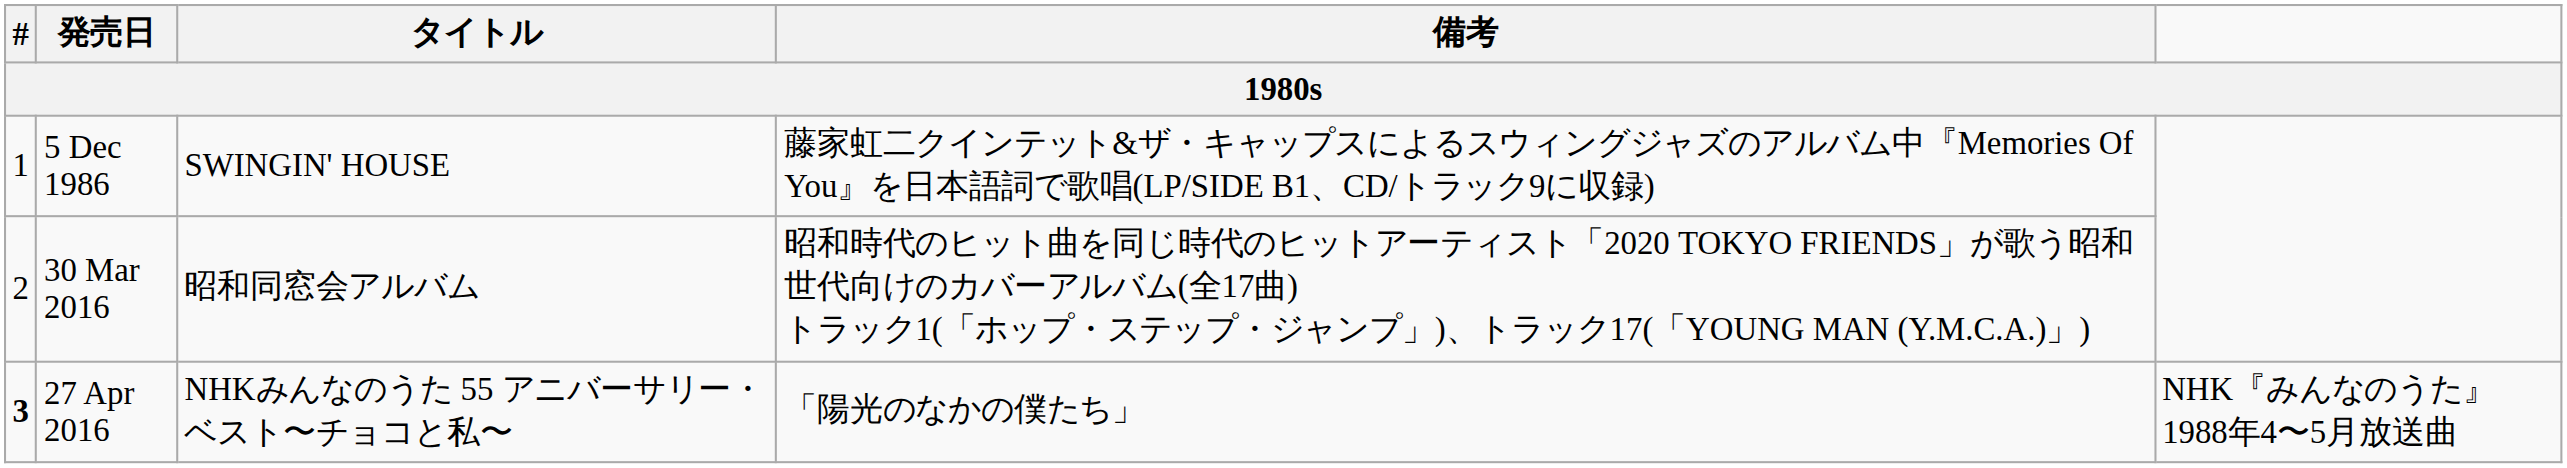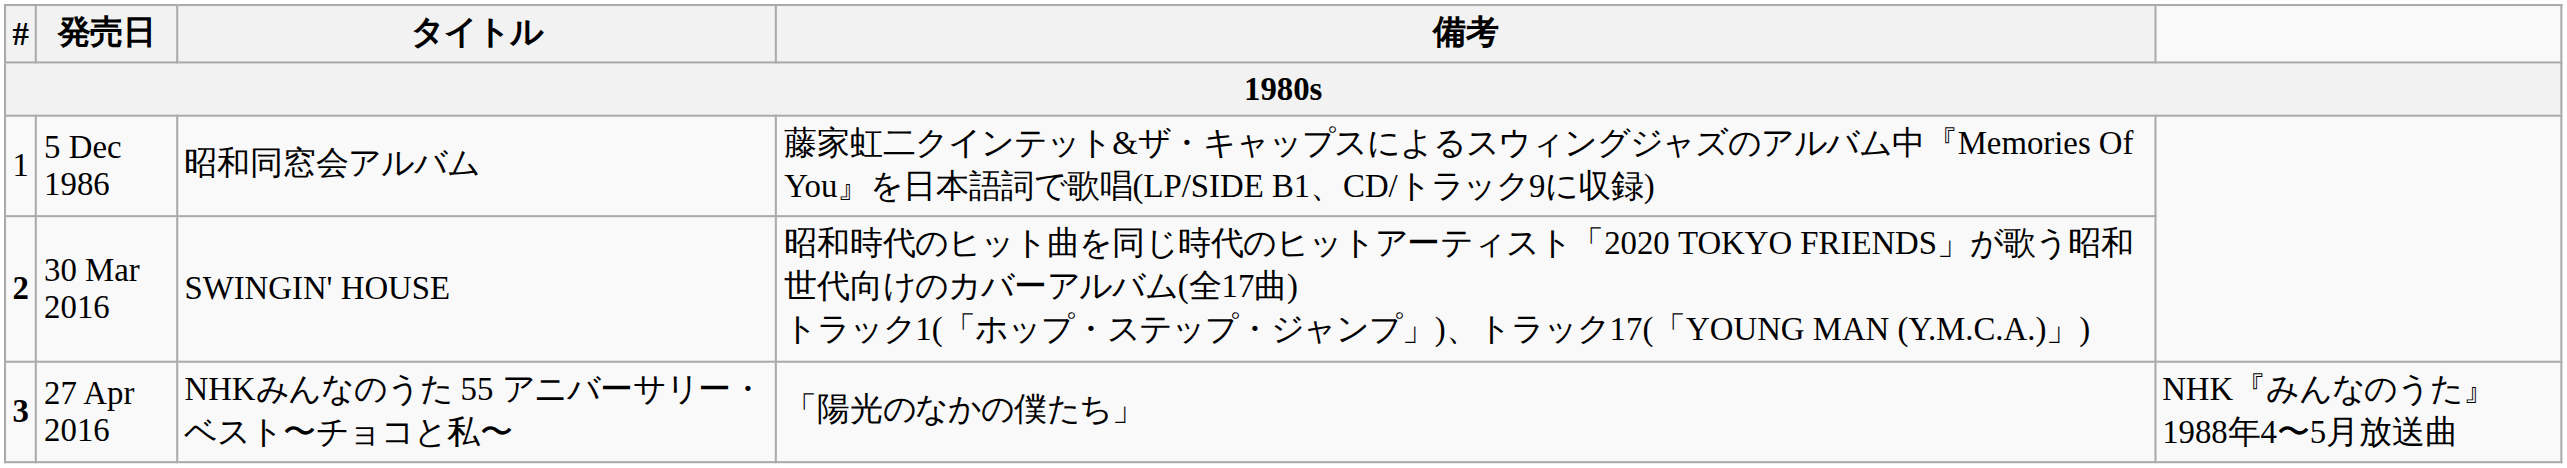(317, 165) SWINGIN' HOUSE -> (332, 164) 昭和同窓会アルバム
(21, 288) normal -> (21, 288) bold
(332, 287) 昭和同窓会アルバム -> (317, 288) SWINGIN' HOUSE
